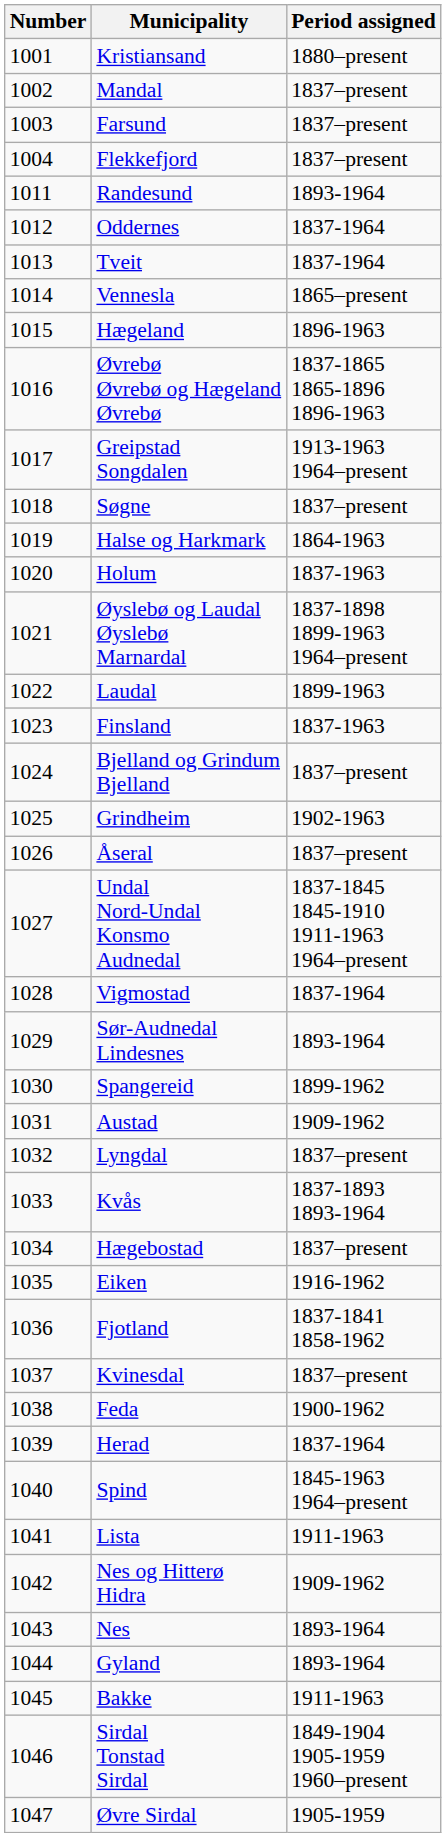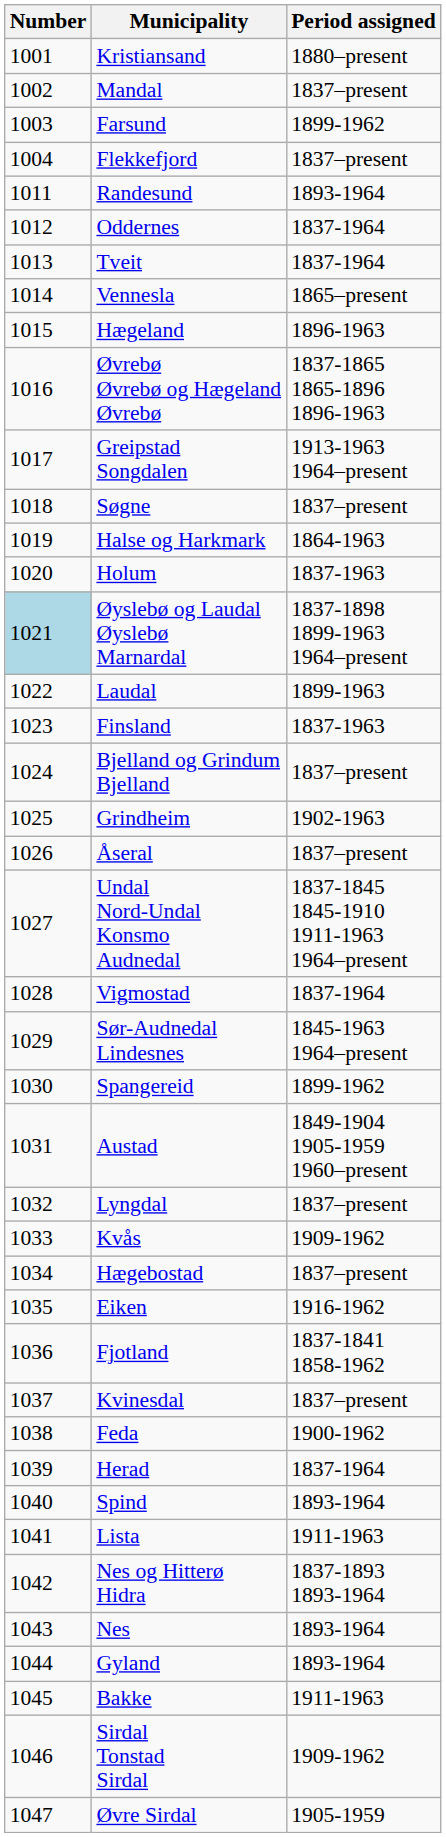(349, 124) 1837–present -> (338, 124) 1899-1962
(31, 632) no background -> (31, 632) lightblue background
(338, 1040) 1893-1964 -> (349, 1040) 1845-1963 1964–present
(338, 1121) 1909-1962 -> (349, 1145) 1849-1904 1905-1959 1960–present
(338, 1201) 1837-1893 1893-1964 -> (338, 1238) 1909-1962
(349, 1490) 1845-1963 1964–present -> (338, 1502) 1893-1964
(338, 1582) 1909-1962 -> (338, 1582) 1837-1893 1893-1964
(349, 1756) 1849-1904 1905-1959 1960–present -> (338, 1756) 1909-1962
